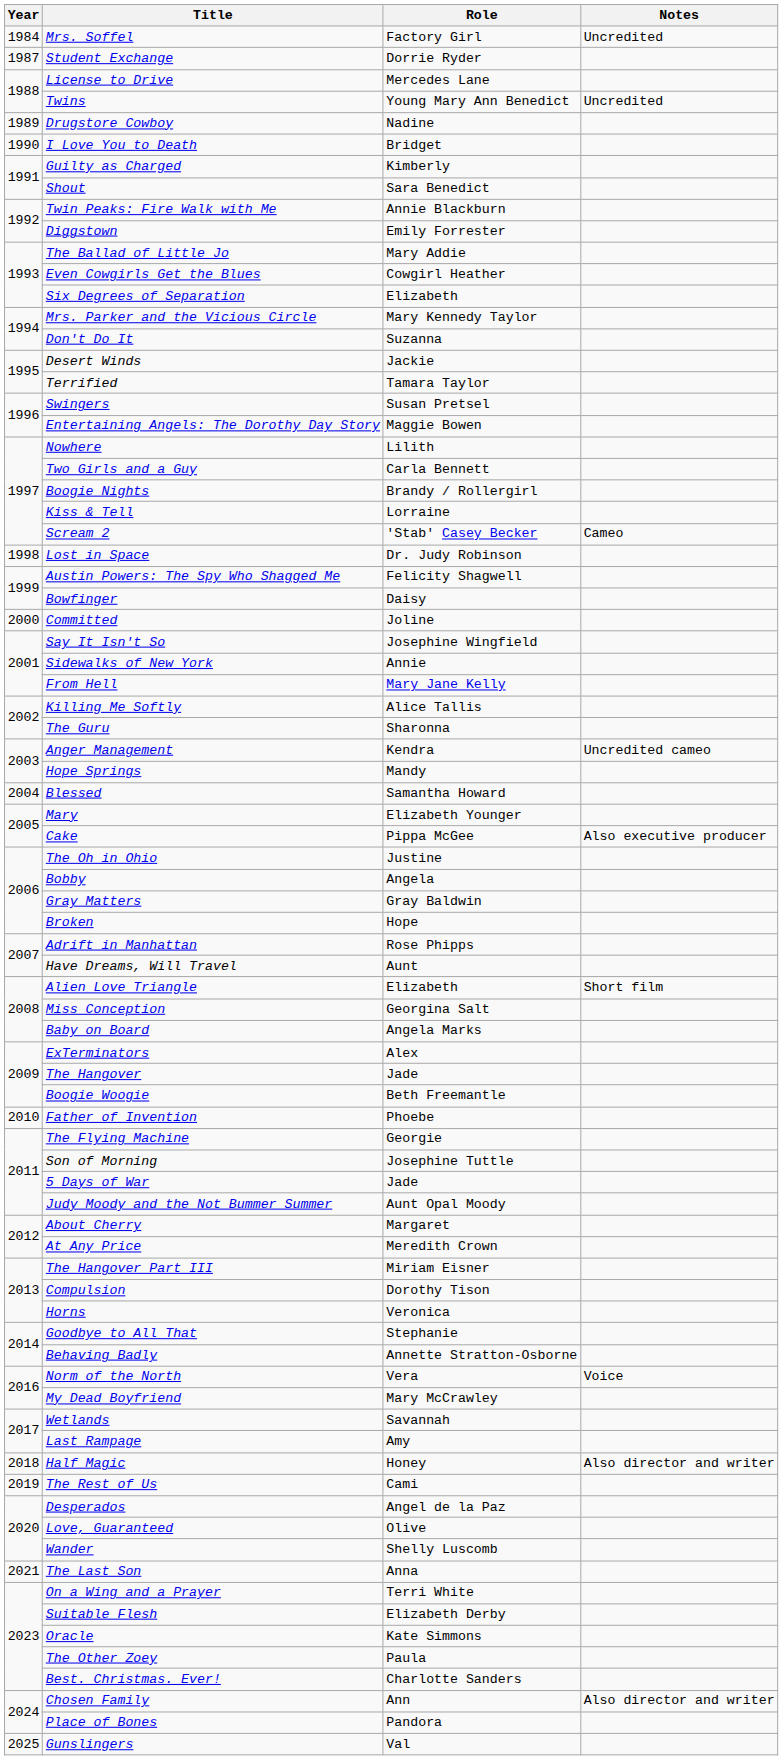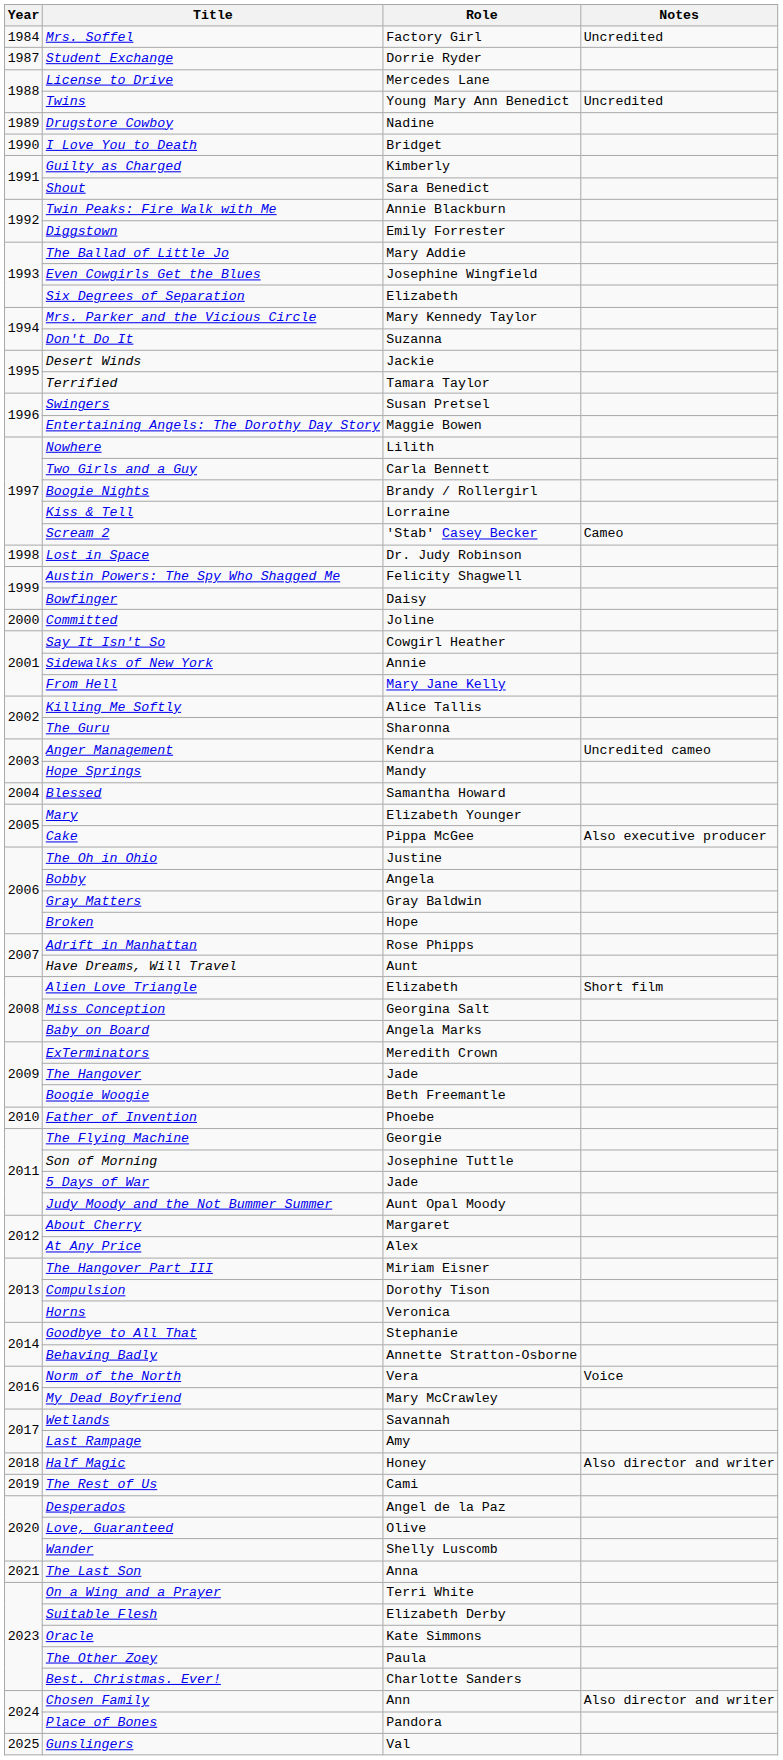(446, 275) Cowgirl Heather -> (462, 275) Josephine Wingfield
(462, 642) Josephine Wingfield -> (446, 642) Cowgirl Heather
(402, 1053) Alex -> (442, 1053) Meredith Crown
(442, 1247) Meredith Crown -> (402, 1247) Alex
